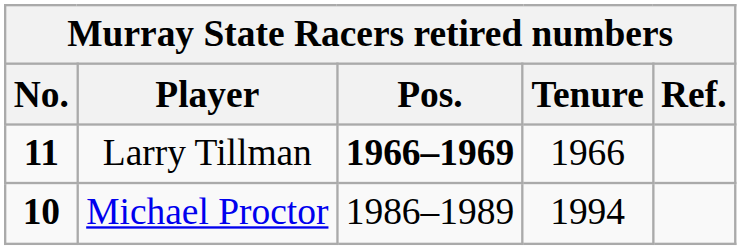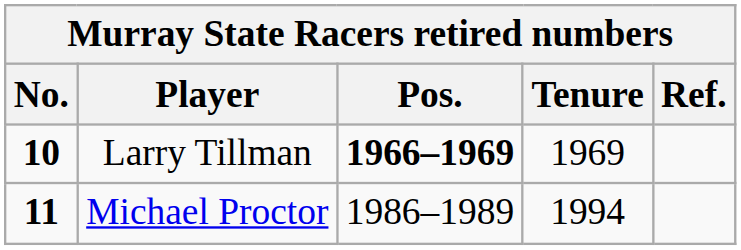(41, 152) 11 -> (41, 152) 10
(588, 152) 1966 -> (588, 152) 1969
(41, 212) 10 -> (41, 212) 11
